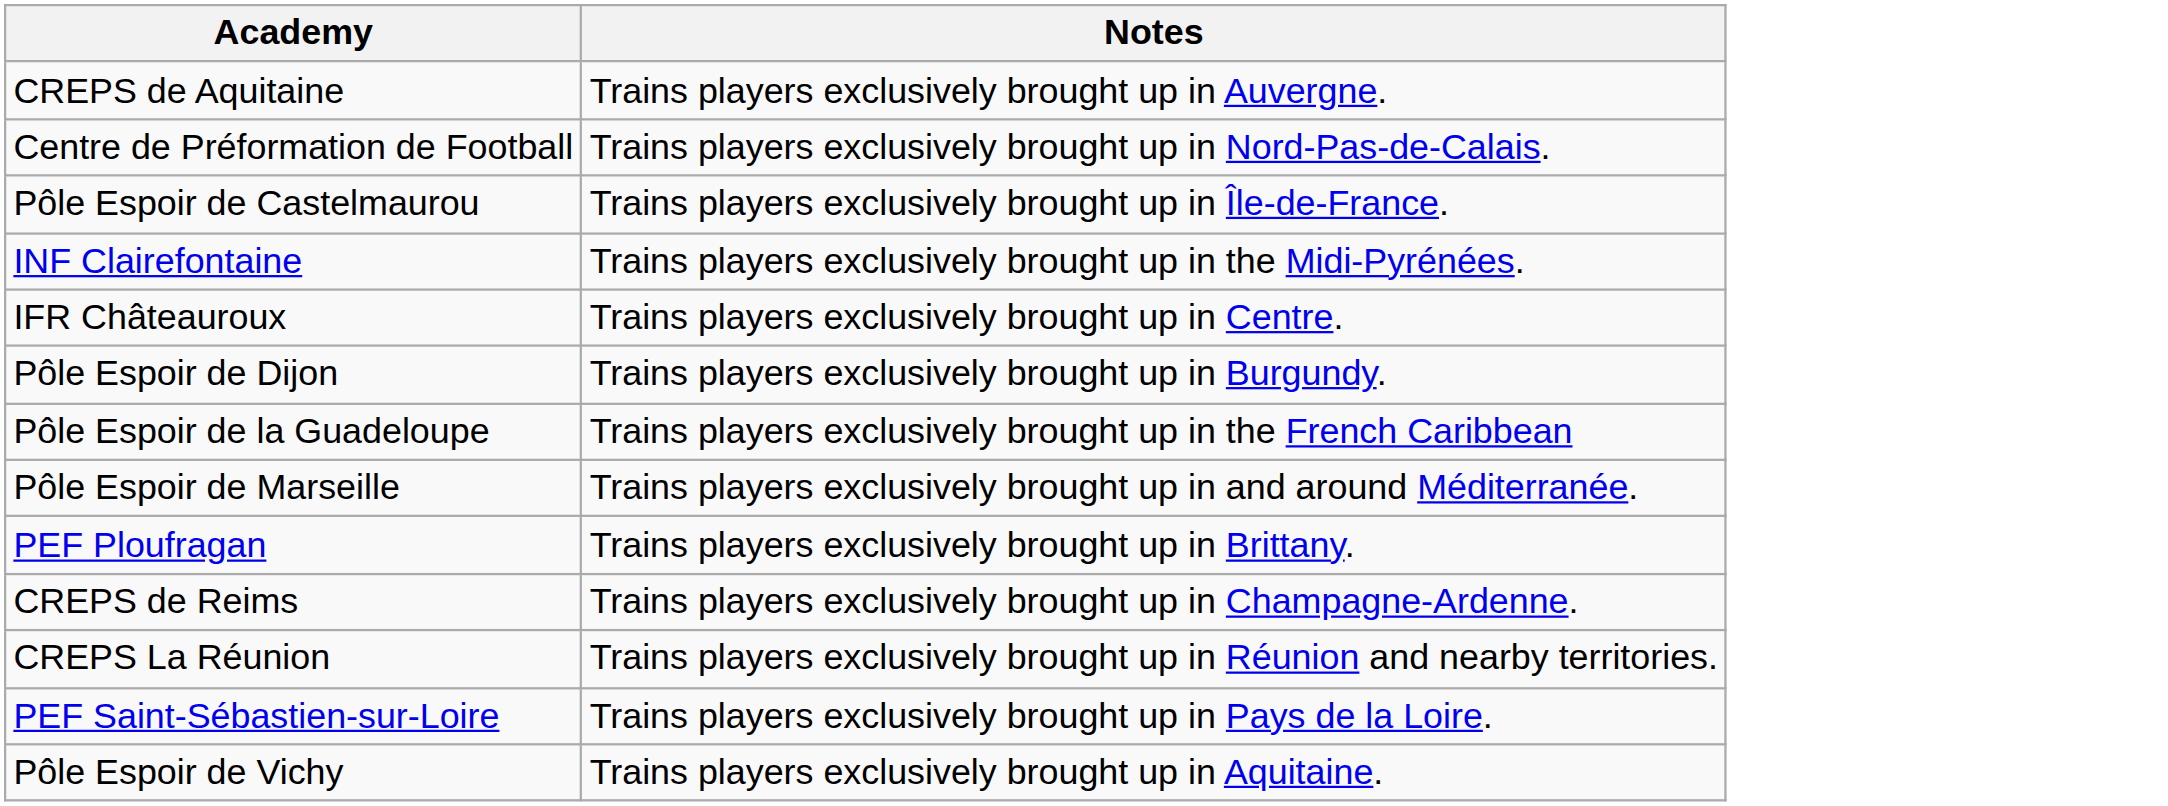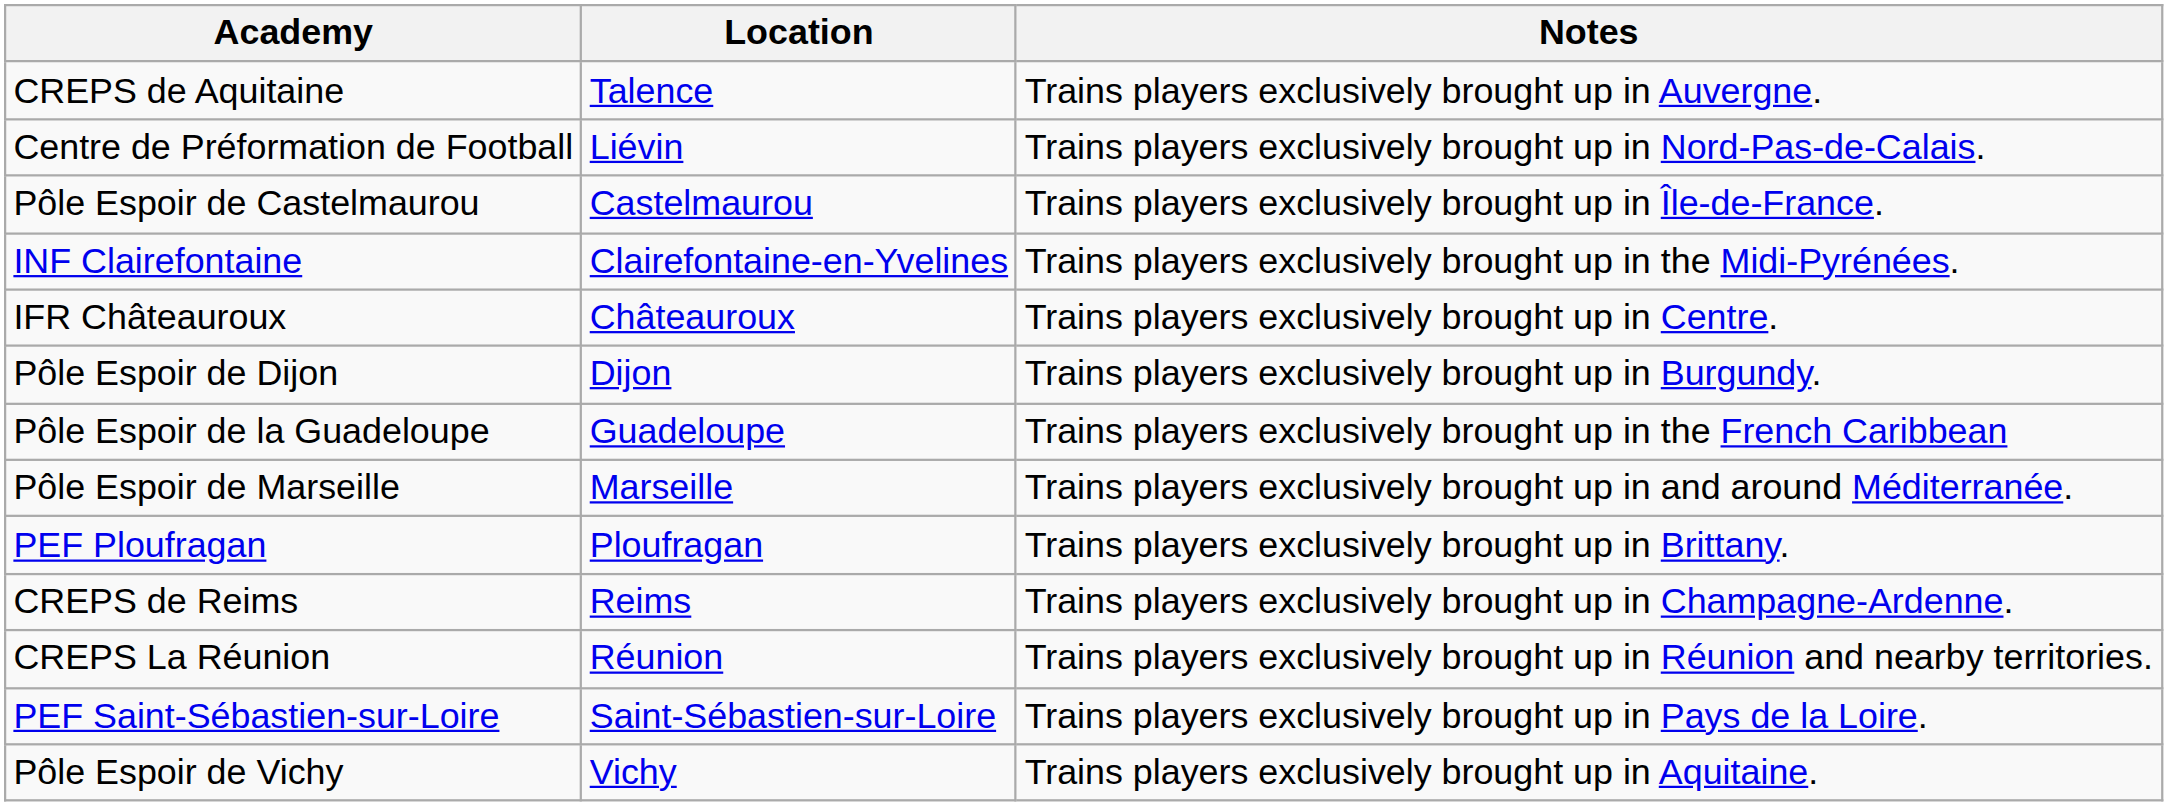+ column: (799, 32)
